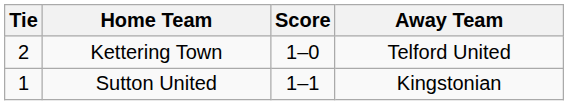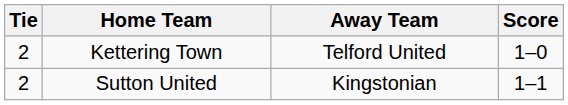columns swapped: (303, 20) <-> (449, 20)
(23, 83) 1 -> (23, 83) 2
